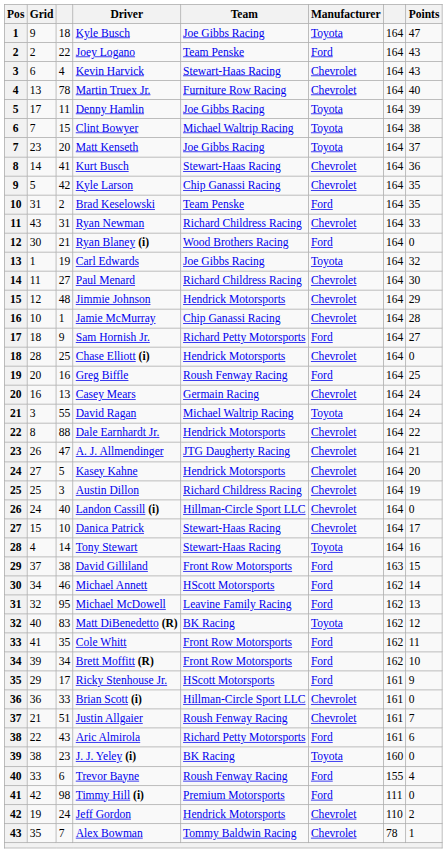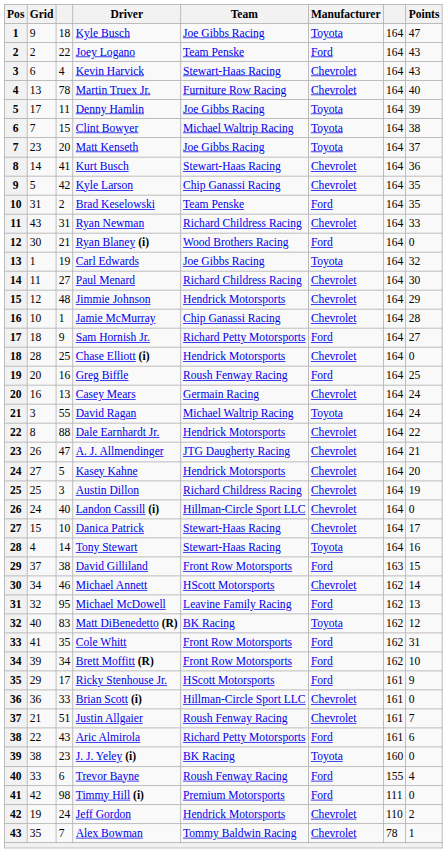(322, 585) Ford -> (334, 585) Chevrolet
(414, 642) 11 -> (414, 642) 31
